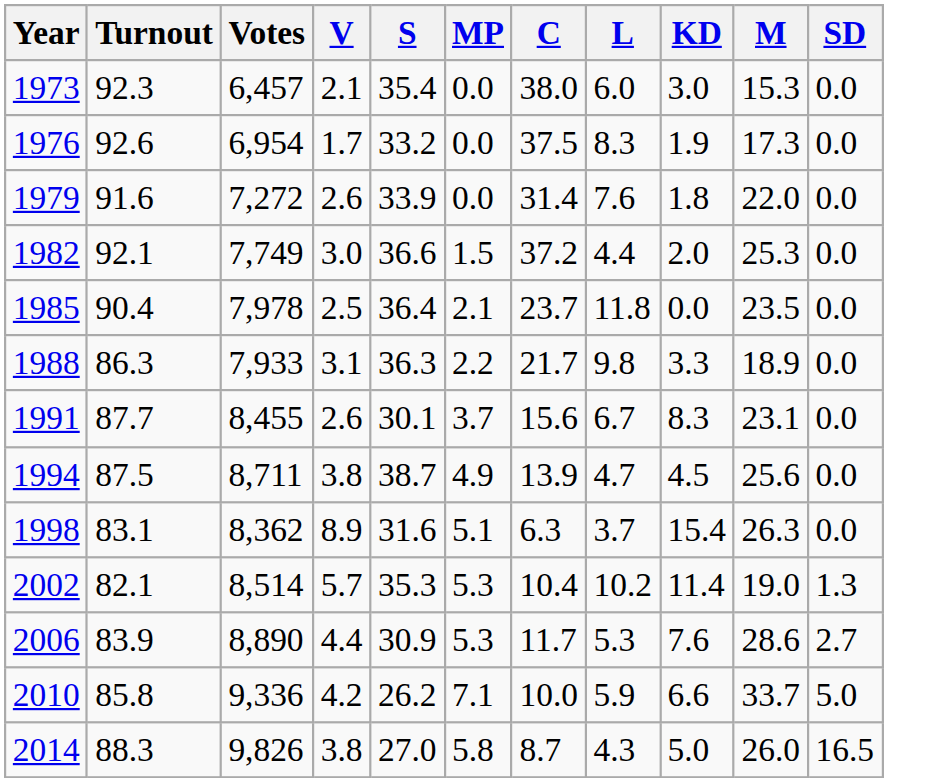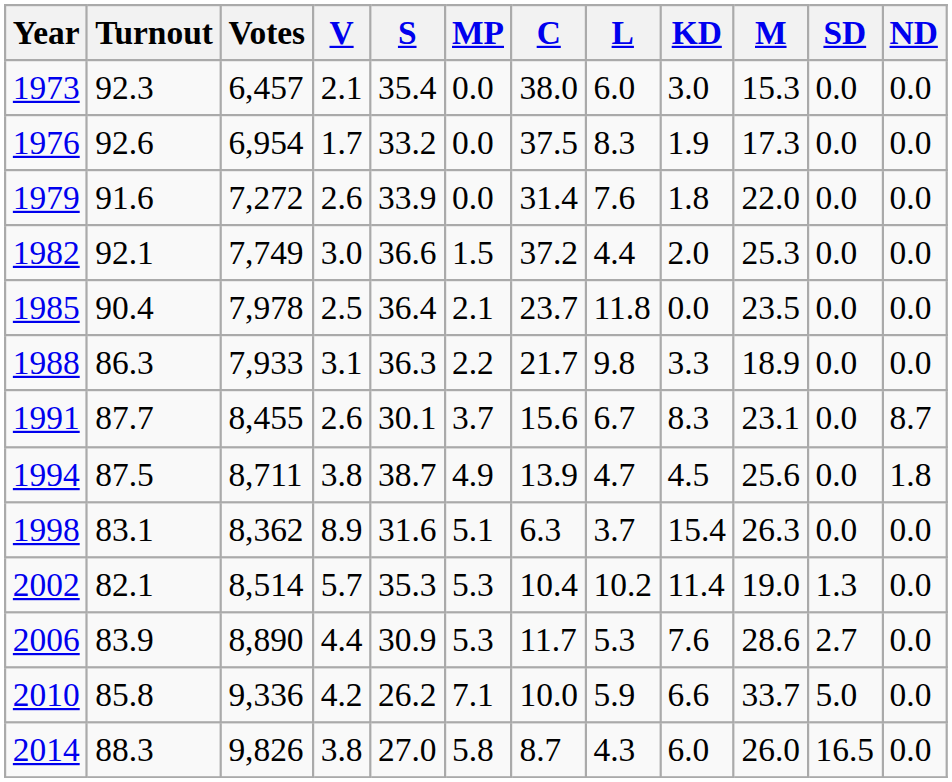+ column: (914, 32)
(688, 749) 5.0 -> (688, 749) 6.0
